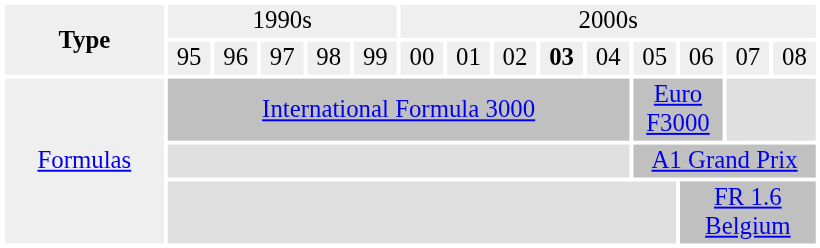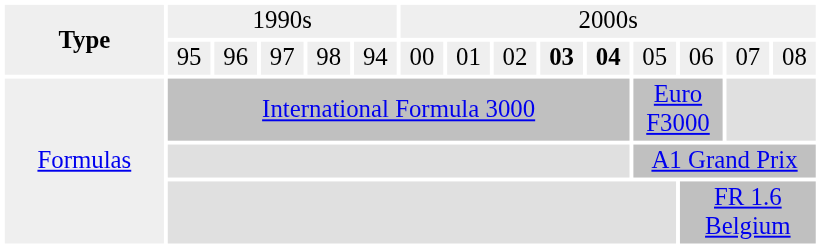(375, 57) 99 -> (375, 57) 94
(608, 57) normal -> (608, 57) bold
